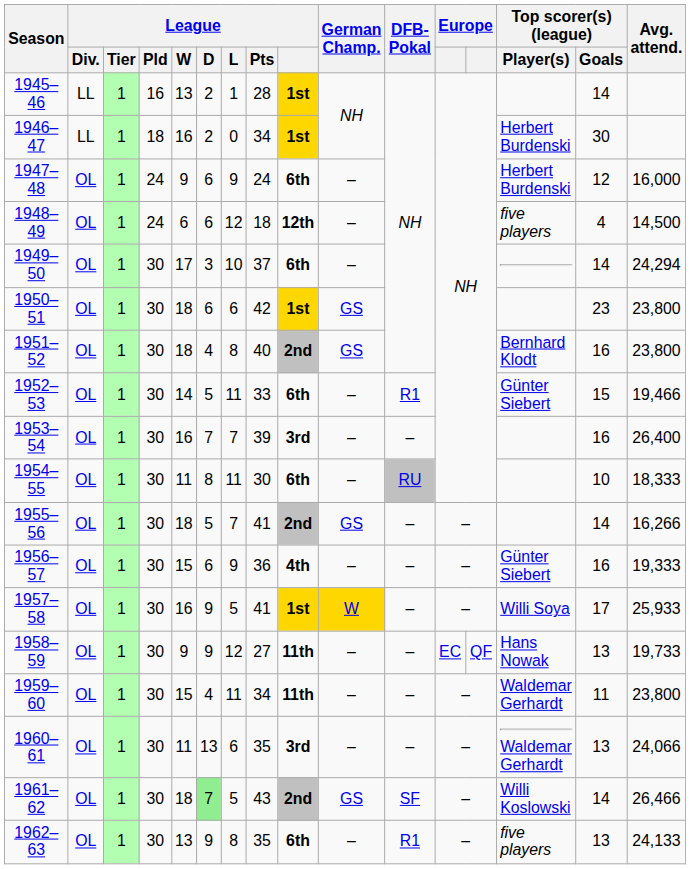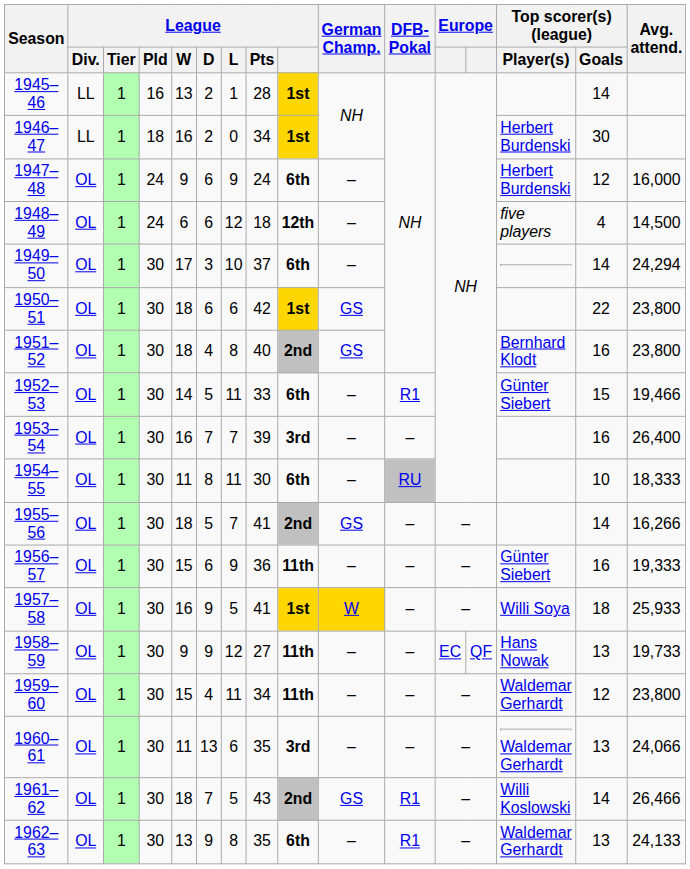(601, 308) 23 -> (601, 308) 22
(298, 566) 4th -> (298, 566) 11th
(601, 609) 17 -> (601, 609) 18
(601, 695) 11 -> (601, 695) 12
(209, 798) lightgreen background -> (209, 798) no background
(410, 798) SF -> (410, 798) R1
(526, 841) five players -> (536, 841) Waldemar Gerhardt
